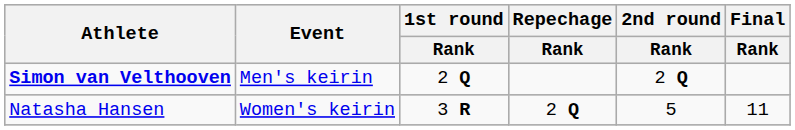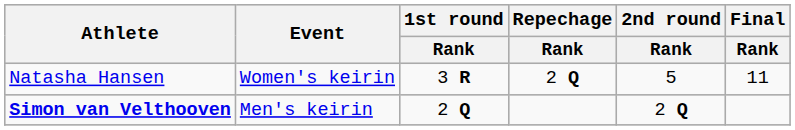rows swapped: (120, 79) <-> (87, 110)
